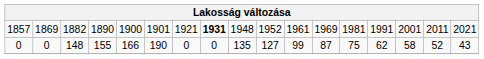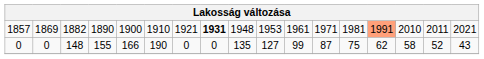(158, 29) 1901 -> (158, 29) 1910
(270, 29) 1952 -> (270, 29) 1953
(326, 29) 1969 -> (326, 29) 1971
(382, 29) no background -> (382, 29) lightsalmon background
(410, 29) 2001 -> (410, 29) 2010
